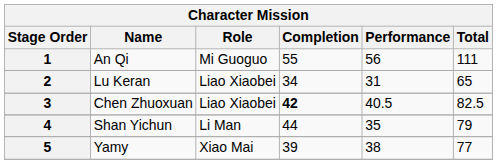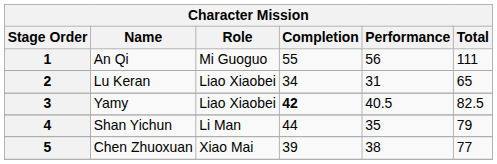(143, 103) Chen Zhuoxuan -> (111, 103) Yamy
(111, 147) Yamy -> (143, 147) Chen Zhuoxuan
